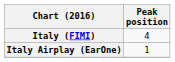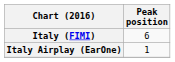(147, 36) 4 -> (147, 36) 6
